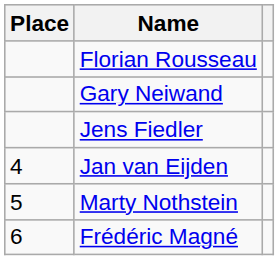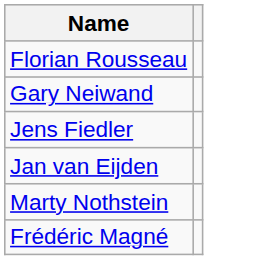- column: (40, 23)
